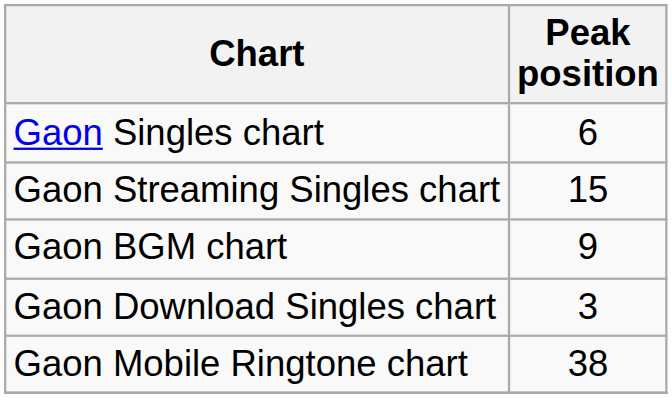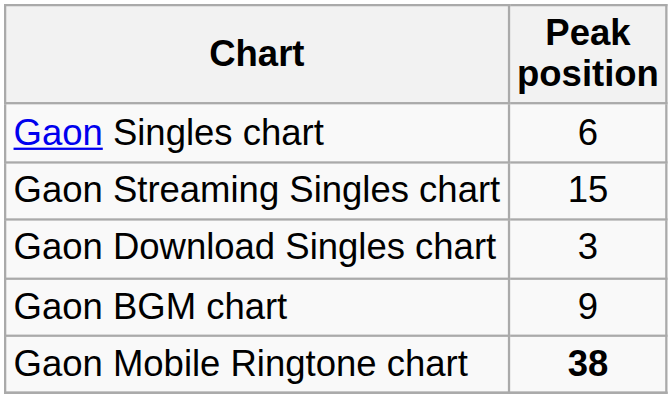rows swapped: (255, 305) <-> (150, 248)
(588, 363) normal -> (588, 363) bold
